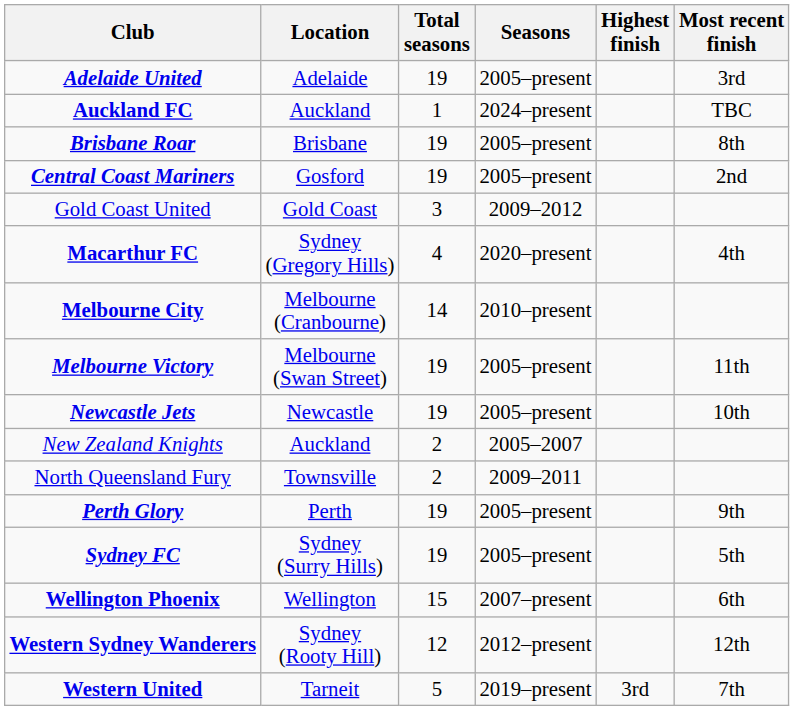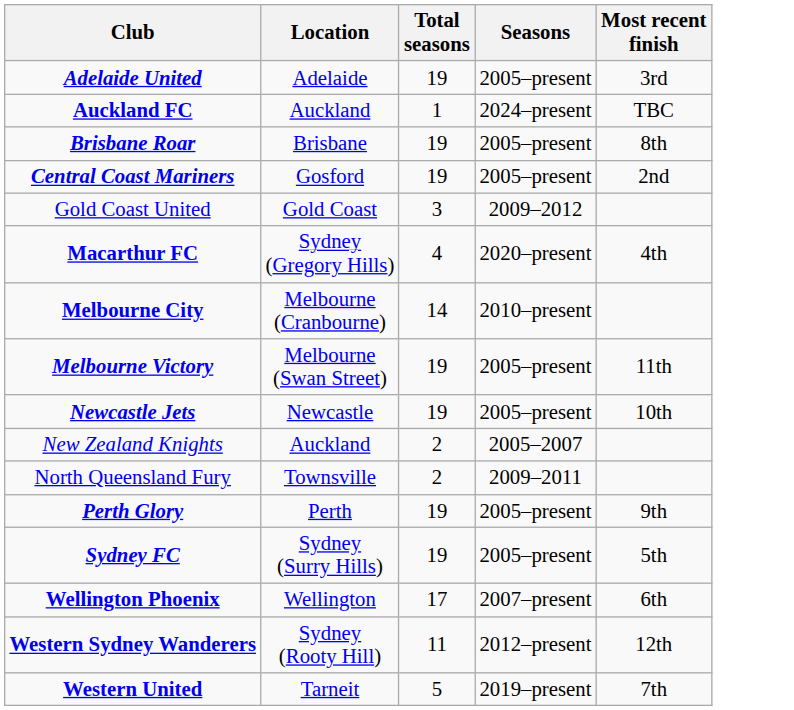- column: (635, 32)
(437, 599) 15 -> (437, 599) 17
(437, 644) 12 -> (437, 644) 11
